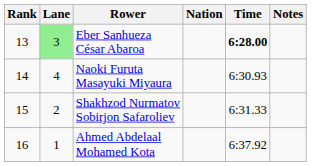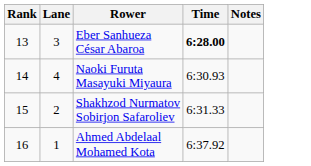- column: (204, 14)
(56, 41) lightgreen background -> (56, 41) no background
